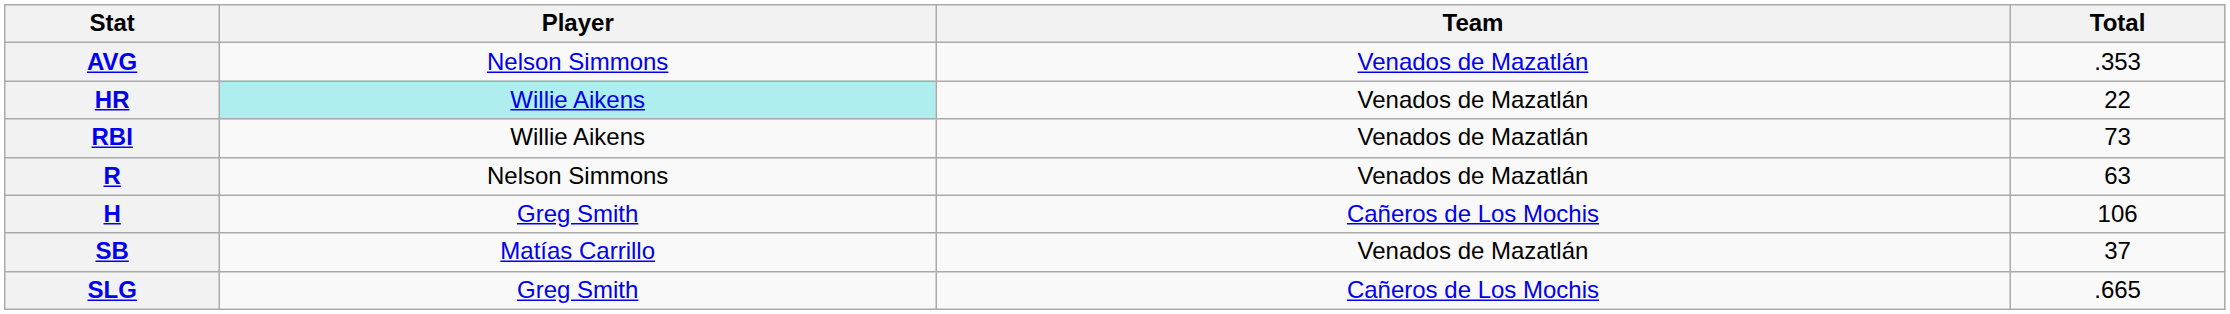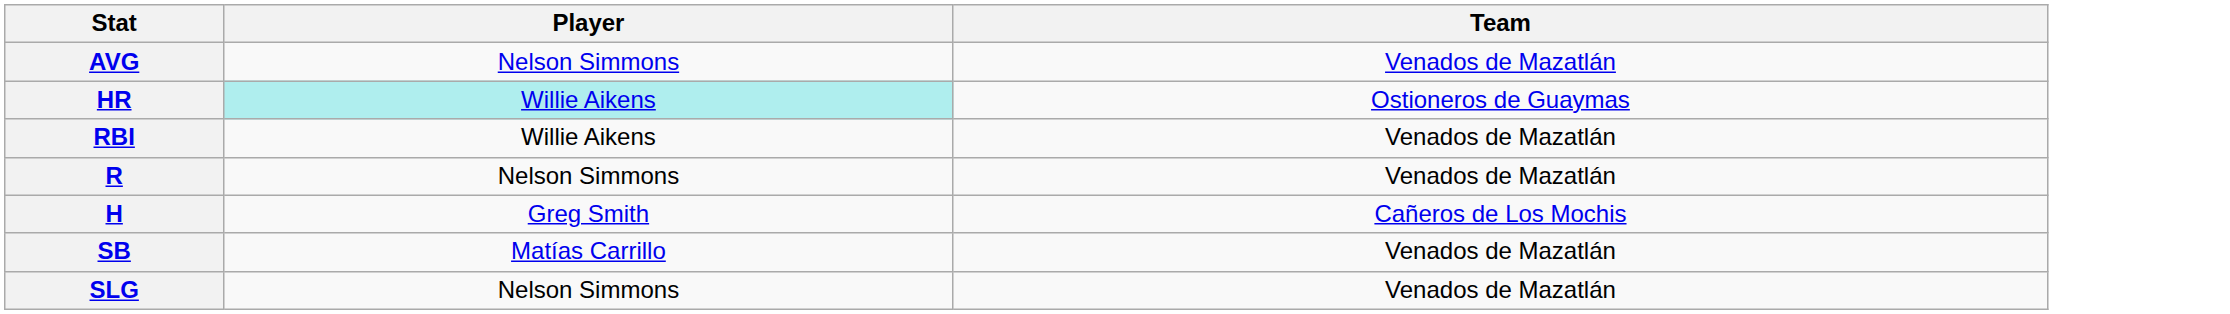- column: (2118, 23)
(1473, 99) Venados de Mazatlán -> (1500, 99) Ostioneros de Guaymas
(578, 289) Greg Smith -> (588, 289) Nelson Simmons
(1473, 289) Cañeros de Los Mochis -> (1500, 289) Venados de Mazatlán
